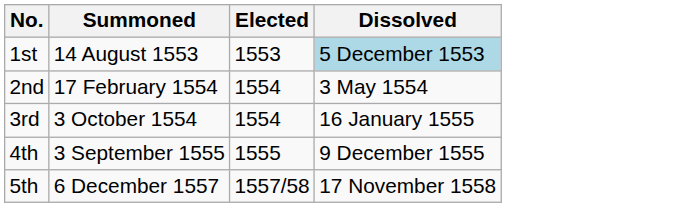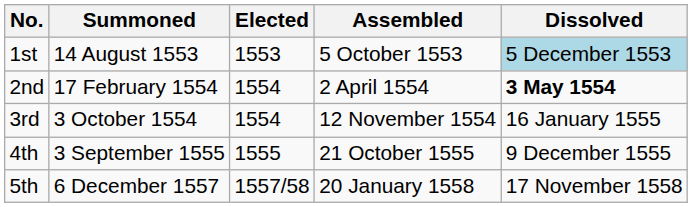+ column: (408, 20)
(374, 86) normal -> (561, 86) bold
